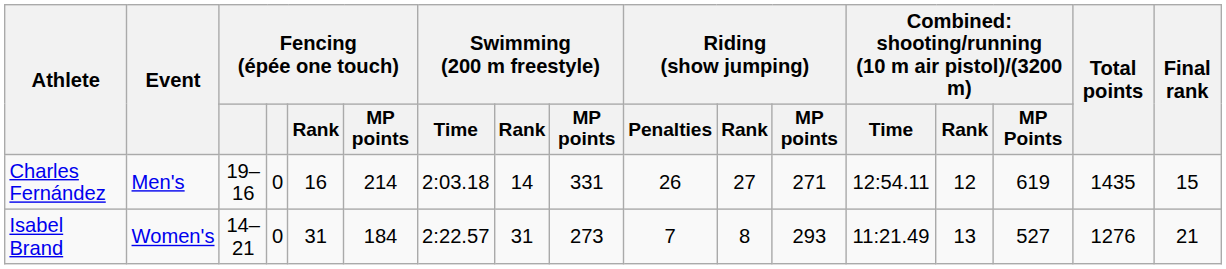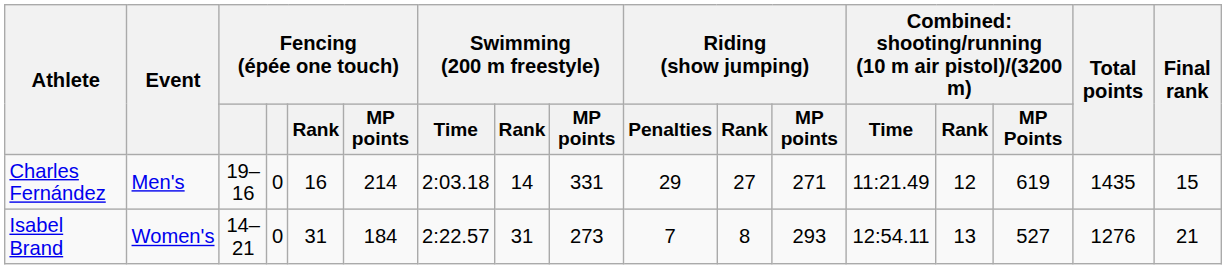(670, 182) 26 -> (670, 182) 29
(891, 182) 12:54.11 -> (891, 182) 11:21.49
(891, 237) 11:21.49 -> (891, 237) 12:54.11
